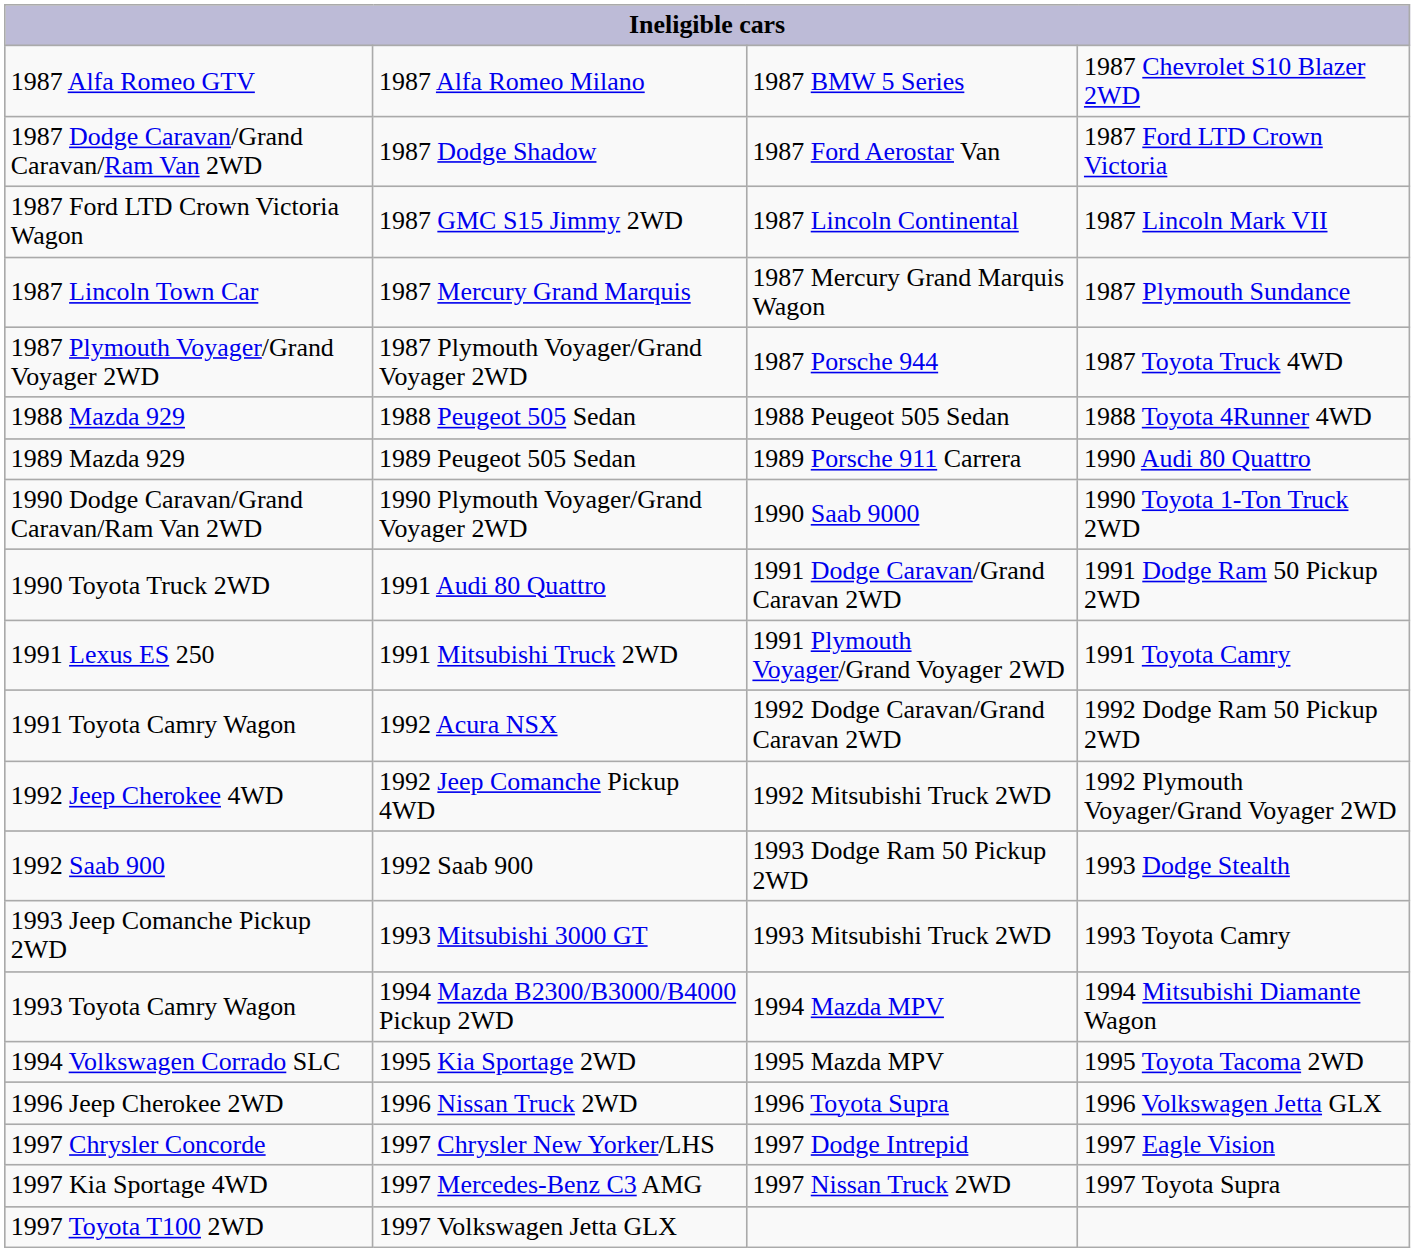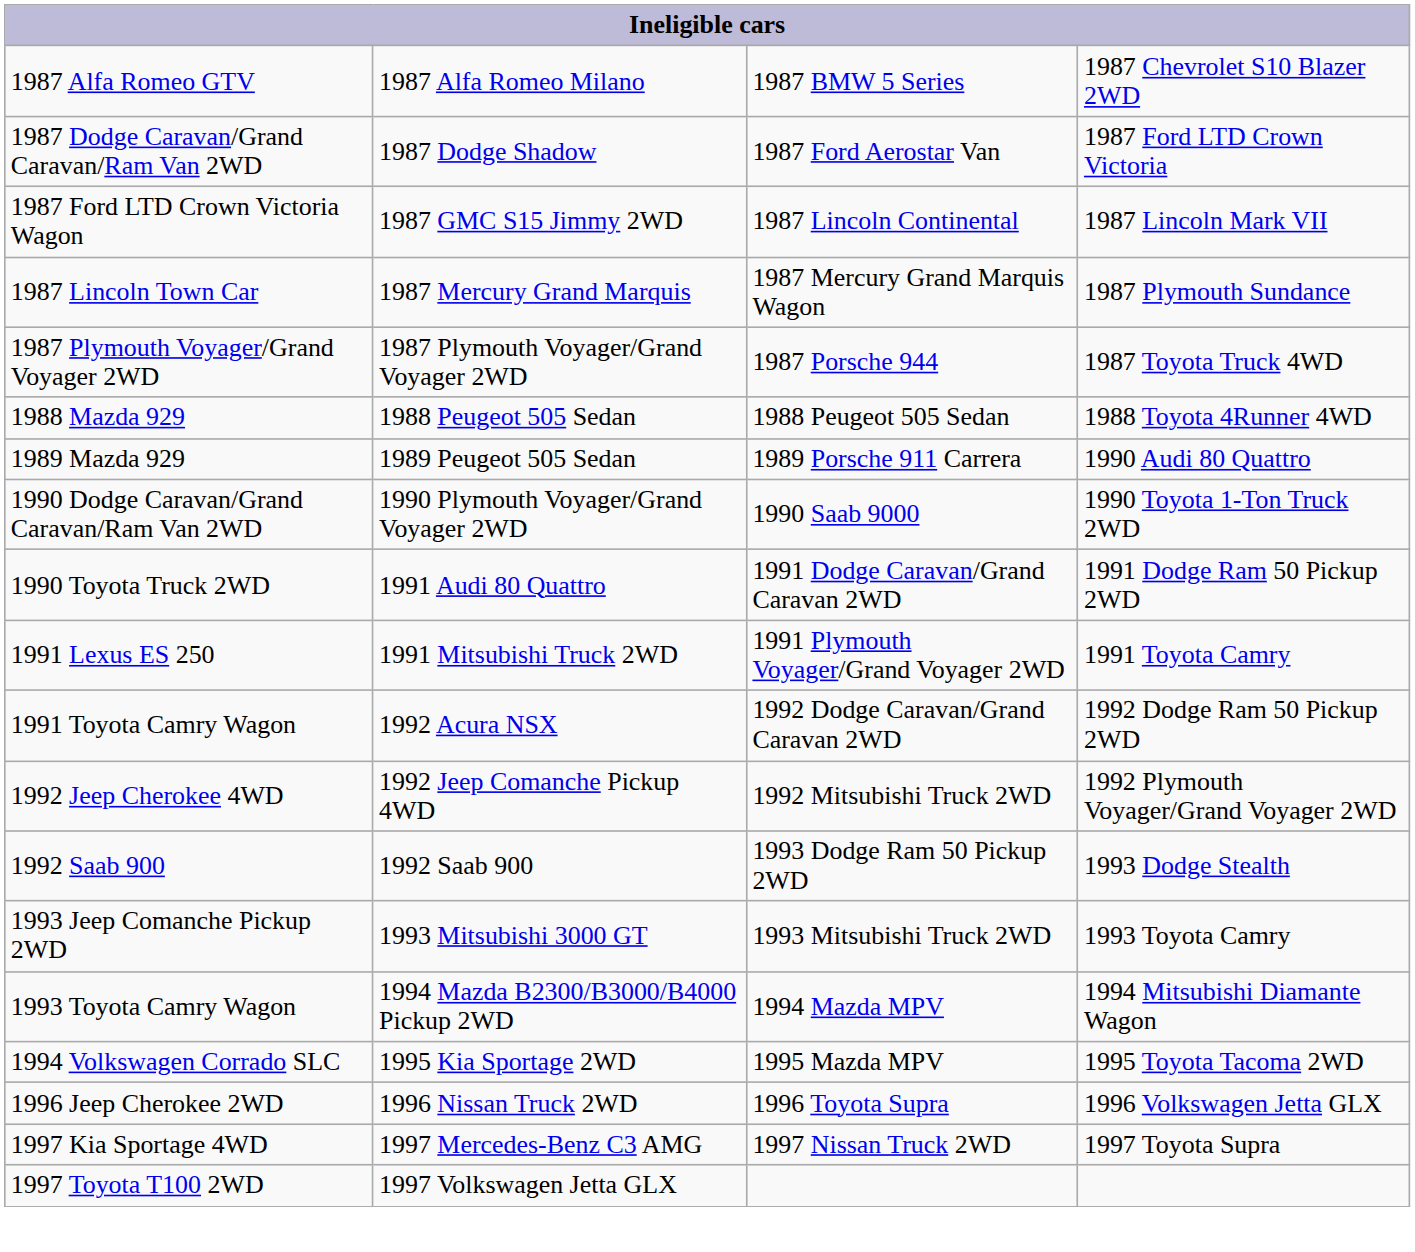- row: (138, 1144)
